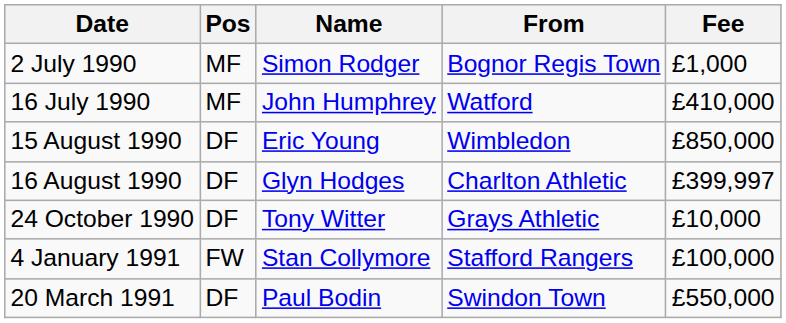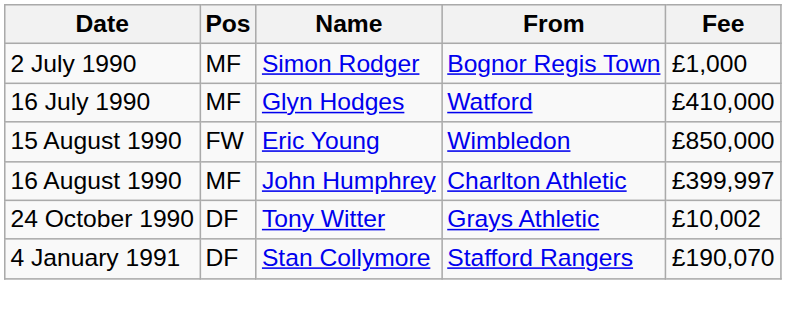(349, 102) John Humphrey -> (333, 102) Glyn Hodges
(222, 141) DF -> (225, 141) FW
(222, 180) DF -> (223, 180) MF
(333, 180) Glyn Hodges -> (349, 180) John Humphrey
(716, 219) £10,000 -> (716, 219) £10,002
(225, 258) FW -> (222, 258) DF
(723, 258) £100,000 -> (723, 258) £190,070
- row: (93, 297)
